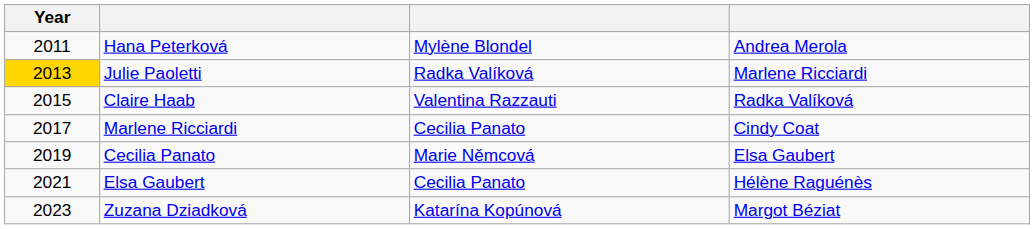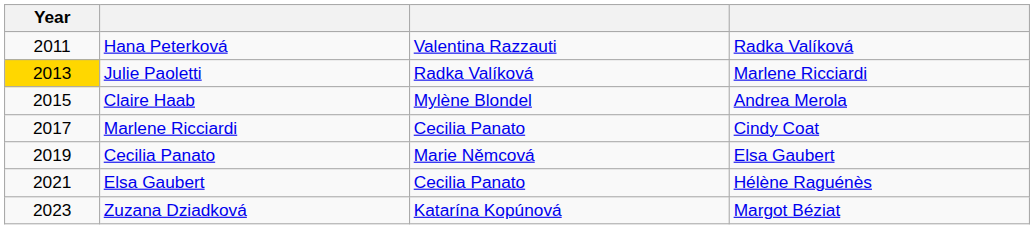(473, 45) Mylène Blondel -> (485, 45) Valentina Razzauti
(790, 45) Andrea Merola -> (794, 45) Radka Valíková
(485, 100) Valentina Razzauti -> (473, 100) Mylène Blondel
(794, 100) Radka Valíková -> (790, 100) Andrea Merola
